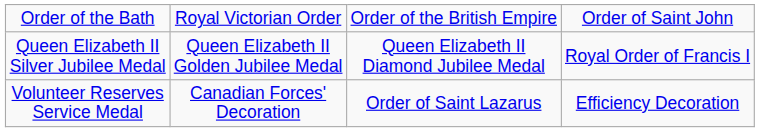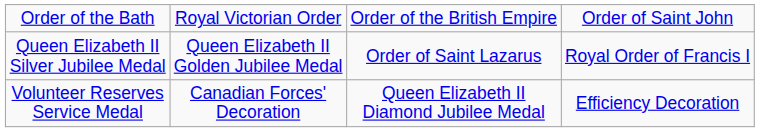(454, 55) Queen Elizabeth II Diamond Jubilee Medal -> (454, 55) Order of Saint Lazarus
(454, 103) Order of Saint Lazarus -> (454, 103) Queen Elizabeth II Diamond Jubilee Medal
